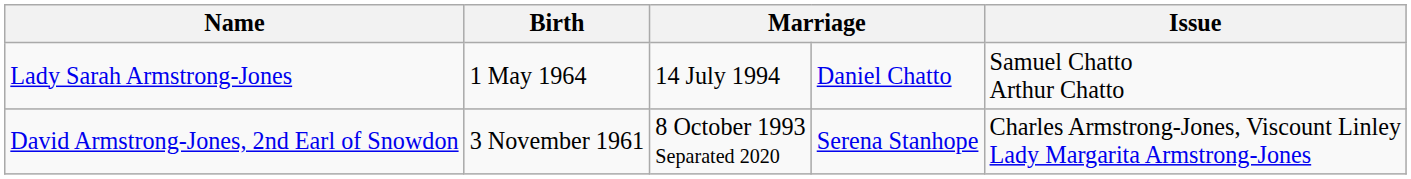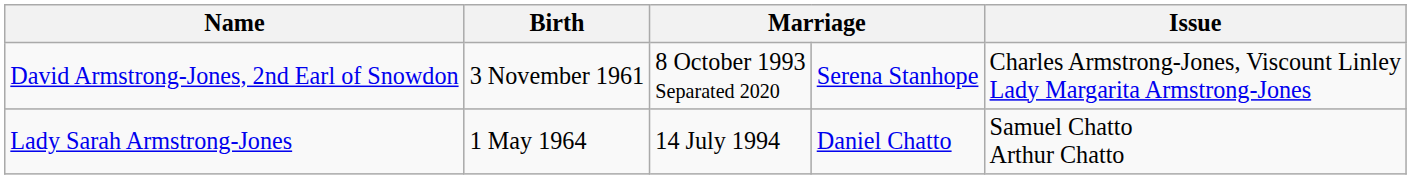rows swapped: (234, 141) <-> (151, 75)
